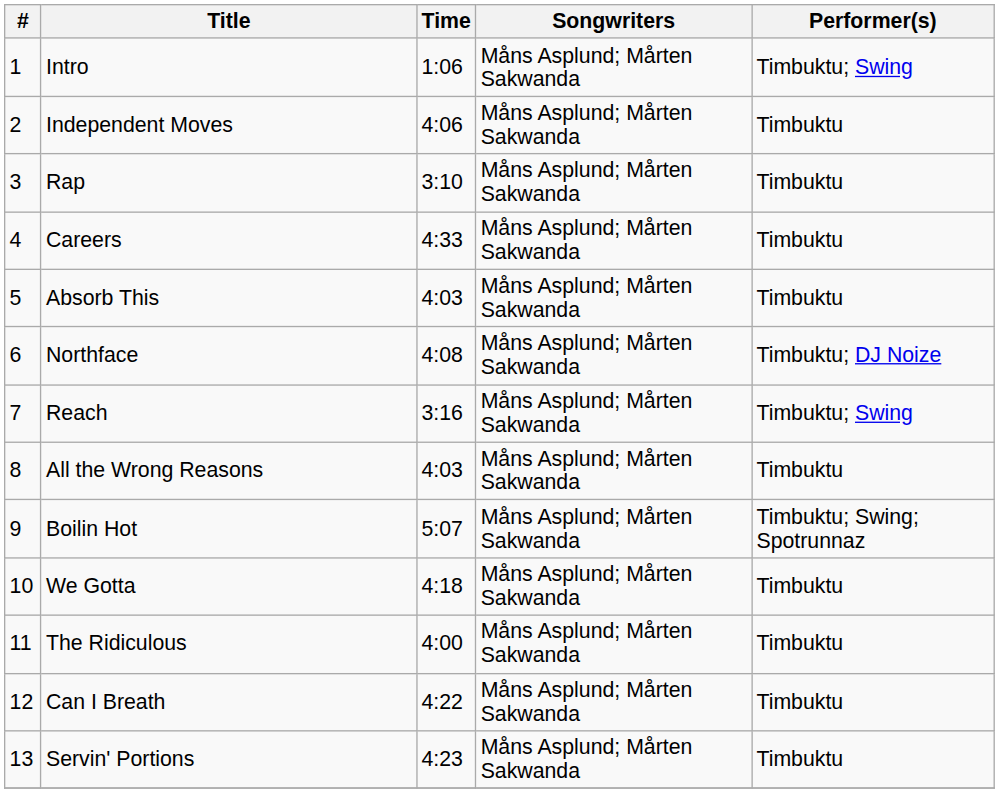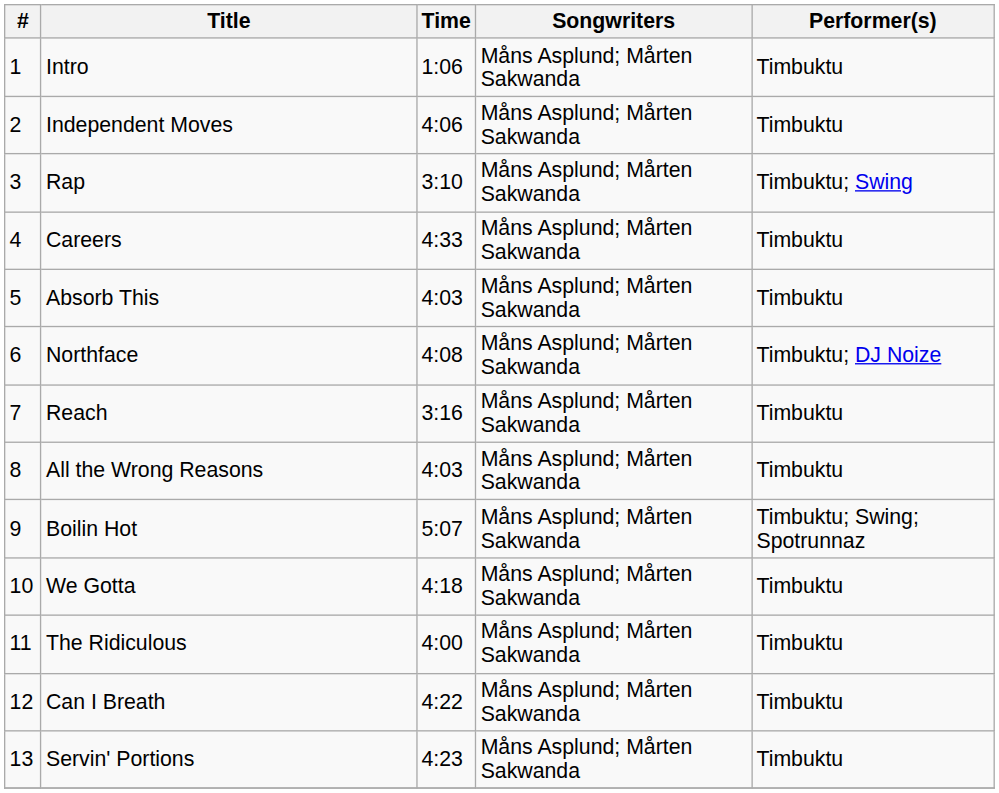(835, 67) Timbuktu; Swing -> (800, 67) Timbuktu
(800, 182) Timbuktu -> (835, 182) Timbuktu; Swing
(835, 413) Timbuktu; Swing -> (800, 413) Timbuktu
